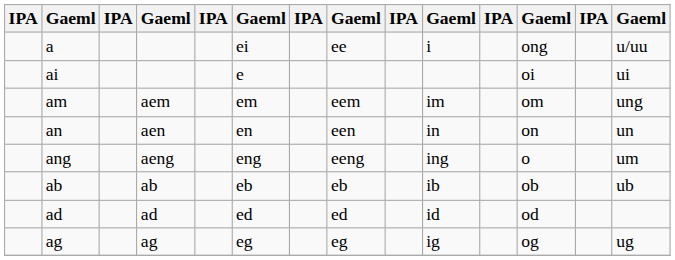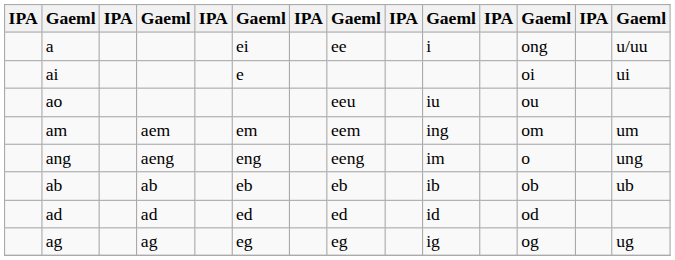+ row: (54, 102)
(435, 102) im -> (437, 130) ing
(630, 102) ung -> (628, 130) um
- row: (54, 130)
(437, 158) ing -> (435, 158) im
(628, 158) um -> (630, 158) ung
